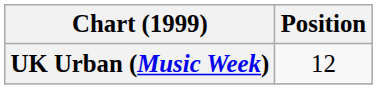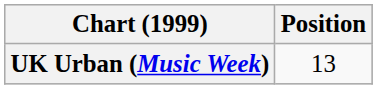(323, 63) 12 -> (323, 63) 13
